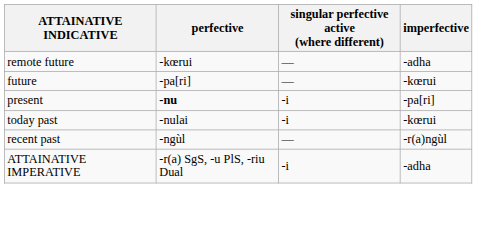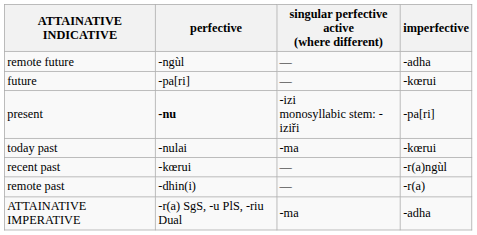(176, 61) -kœrui -> (171, 61) -ngùl
(285, 100) -i -> (331, 114) -izi monosyllabic stem: -iziři
(285, 120) -i -> (289, 147) -ma
(172, 139) -ngùl -> (175, 167) -kœrui
+ row: (36, 186)
(285, 166) -i -> (289, 213) -ma
